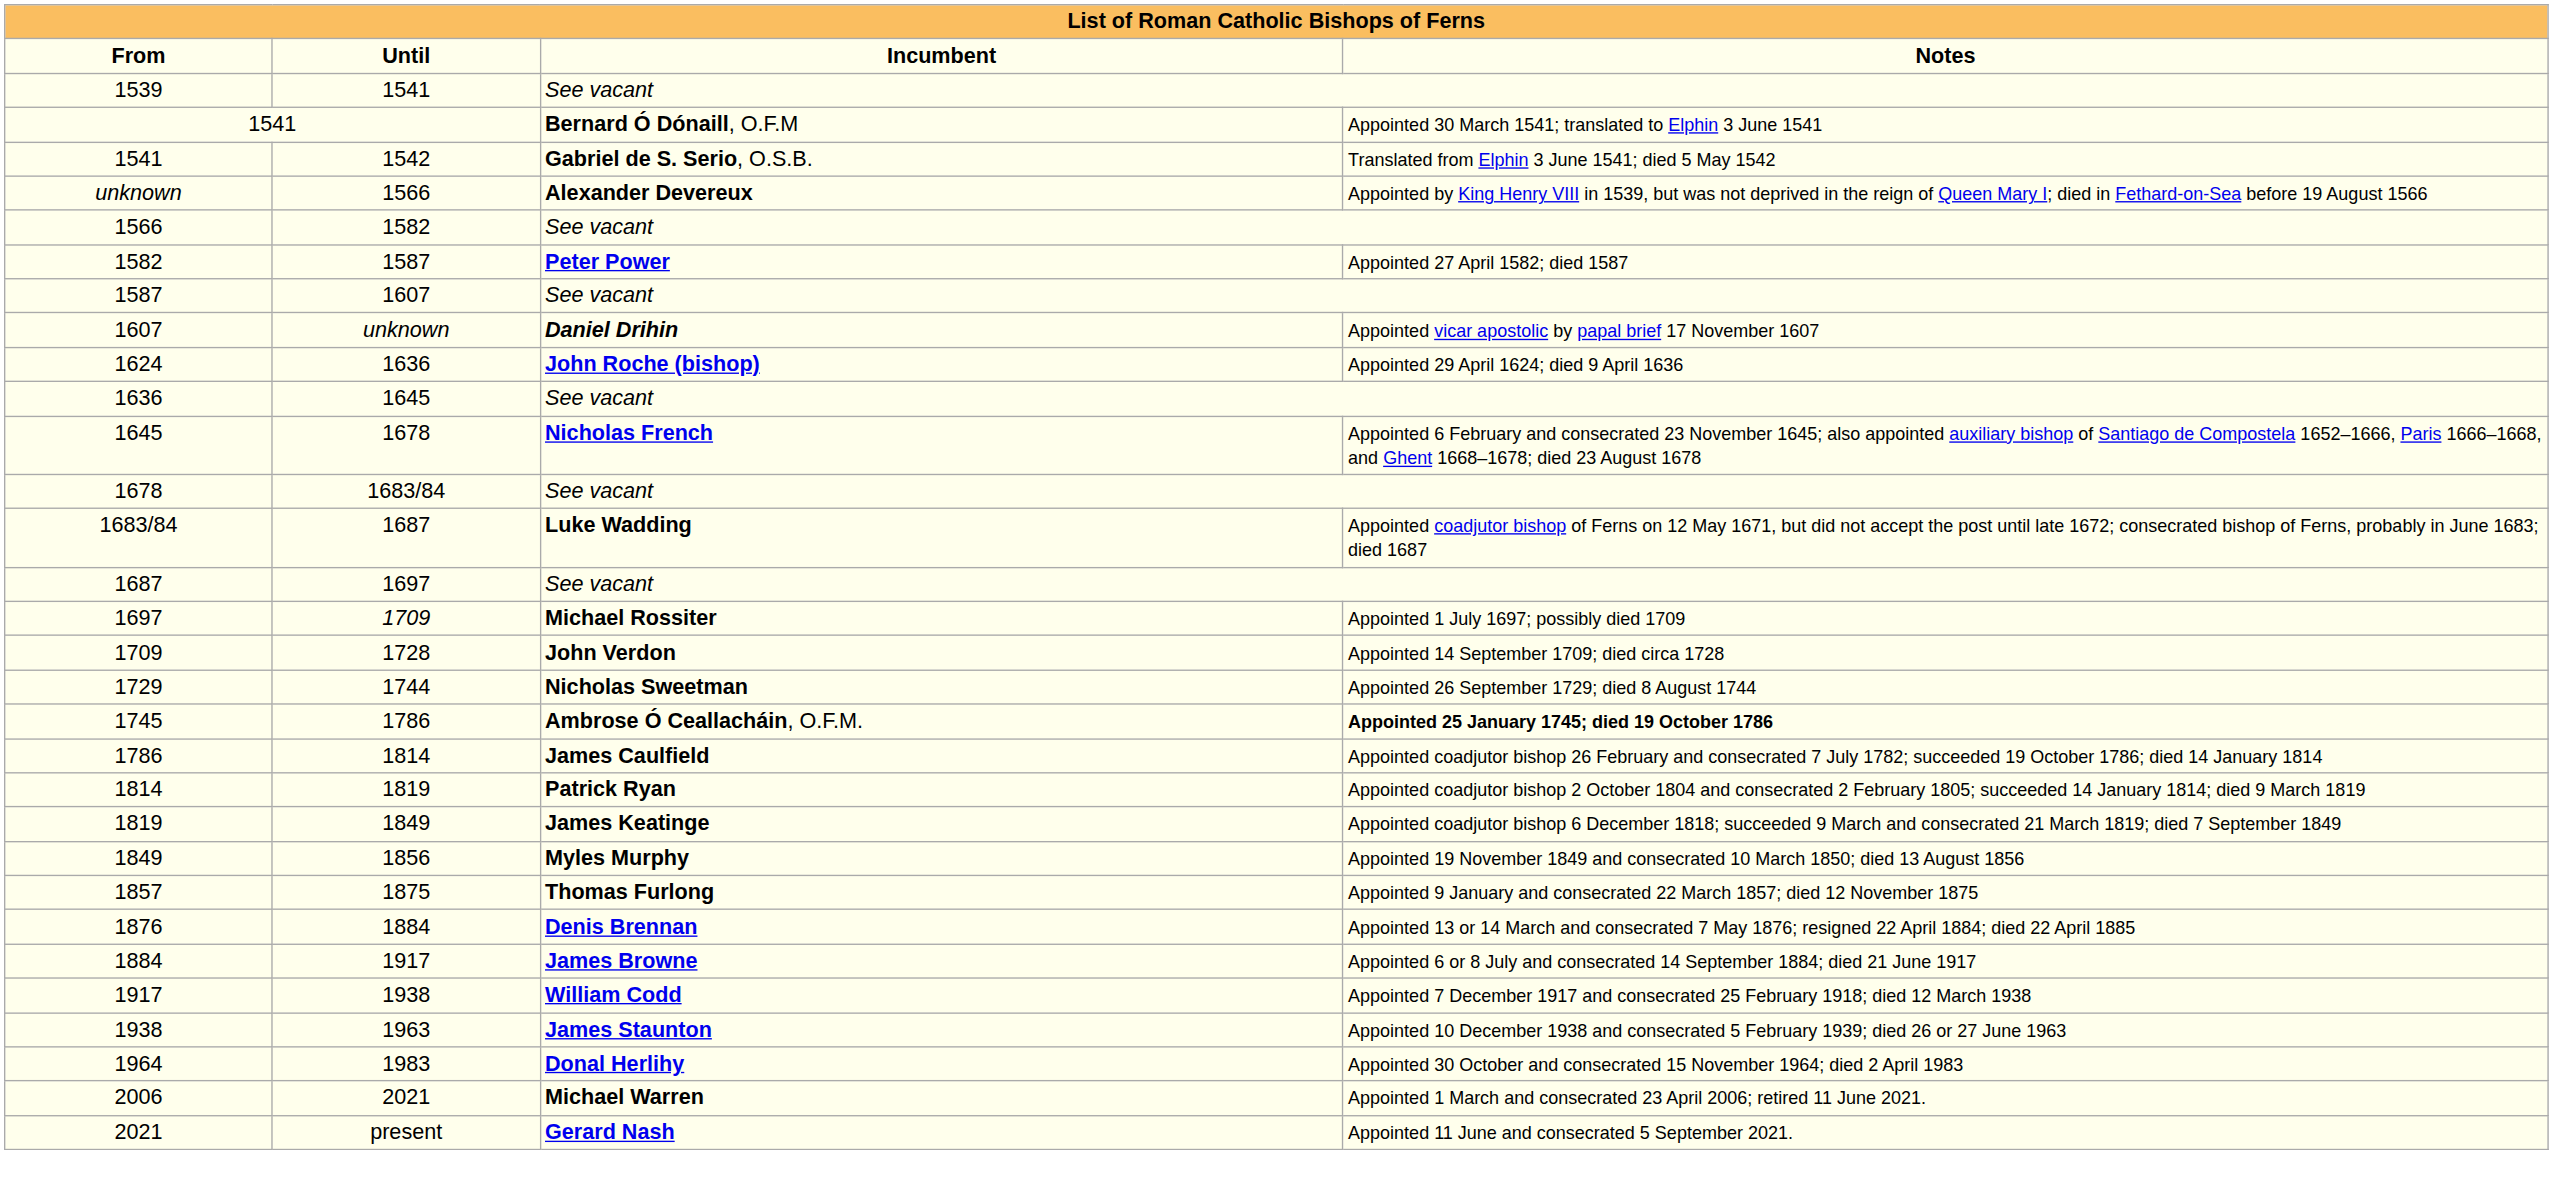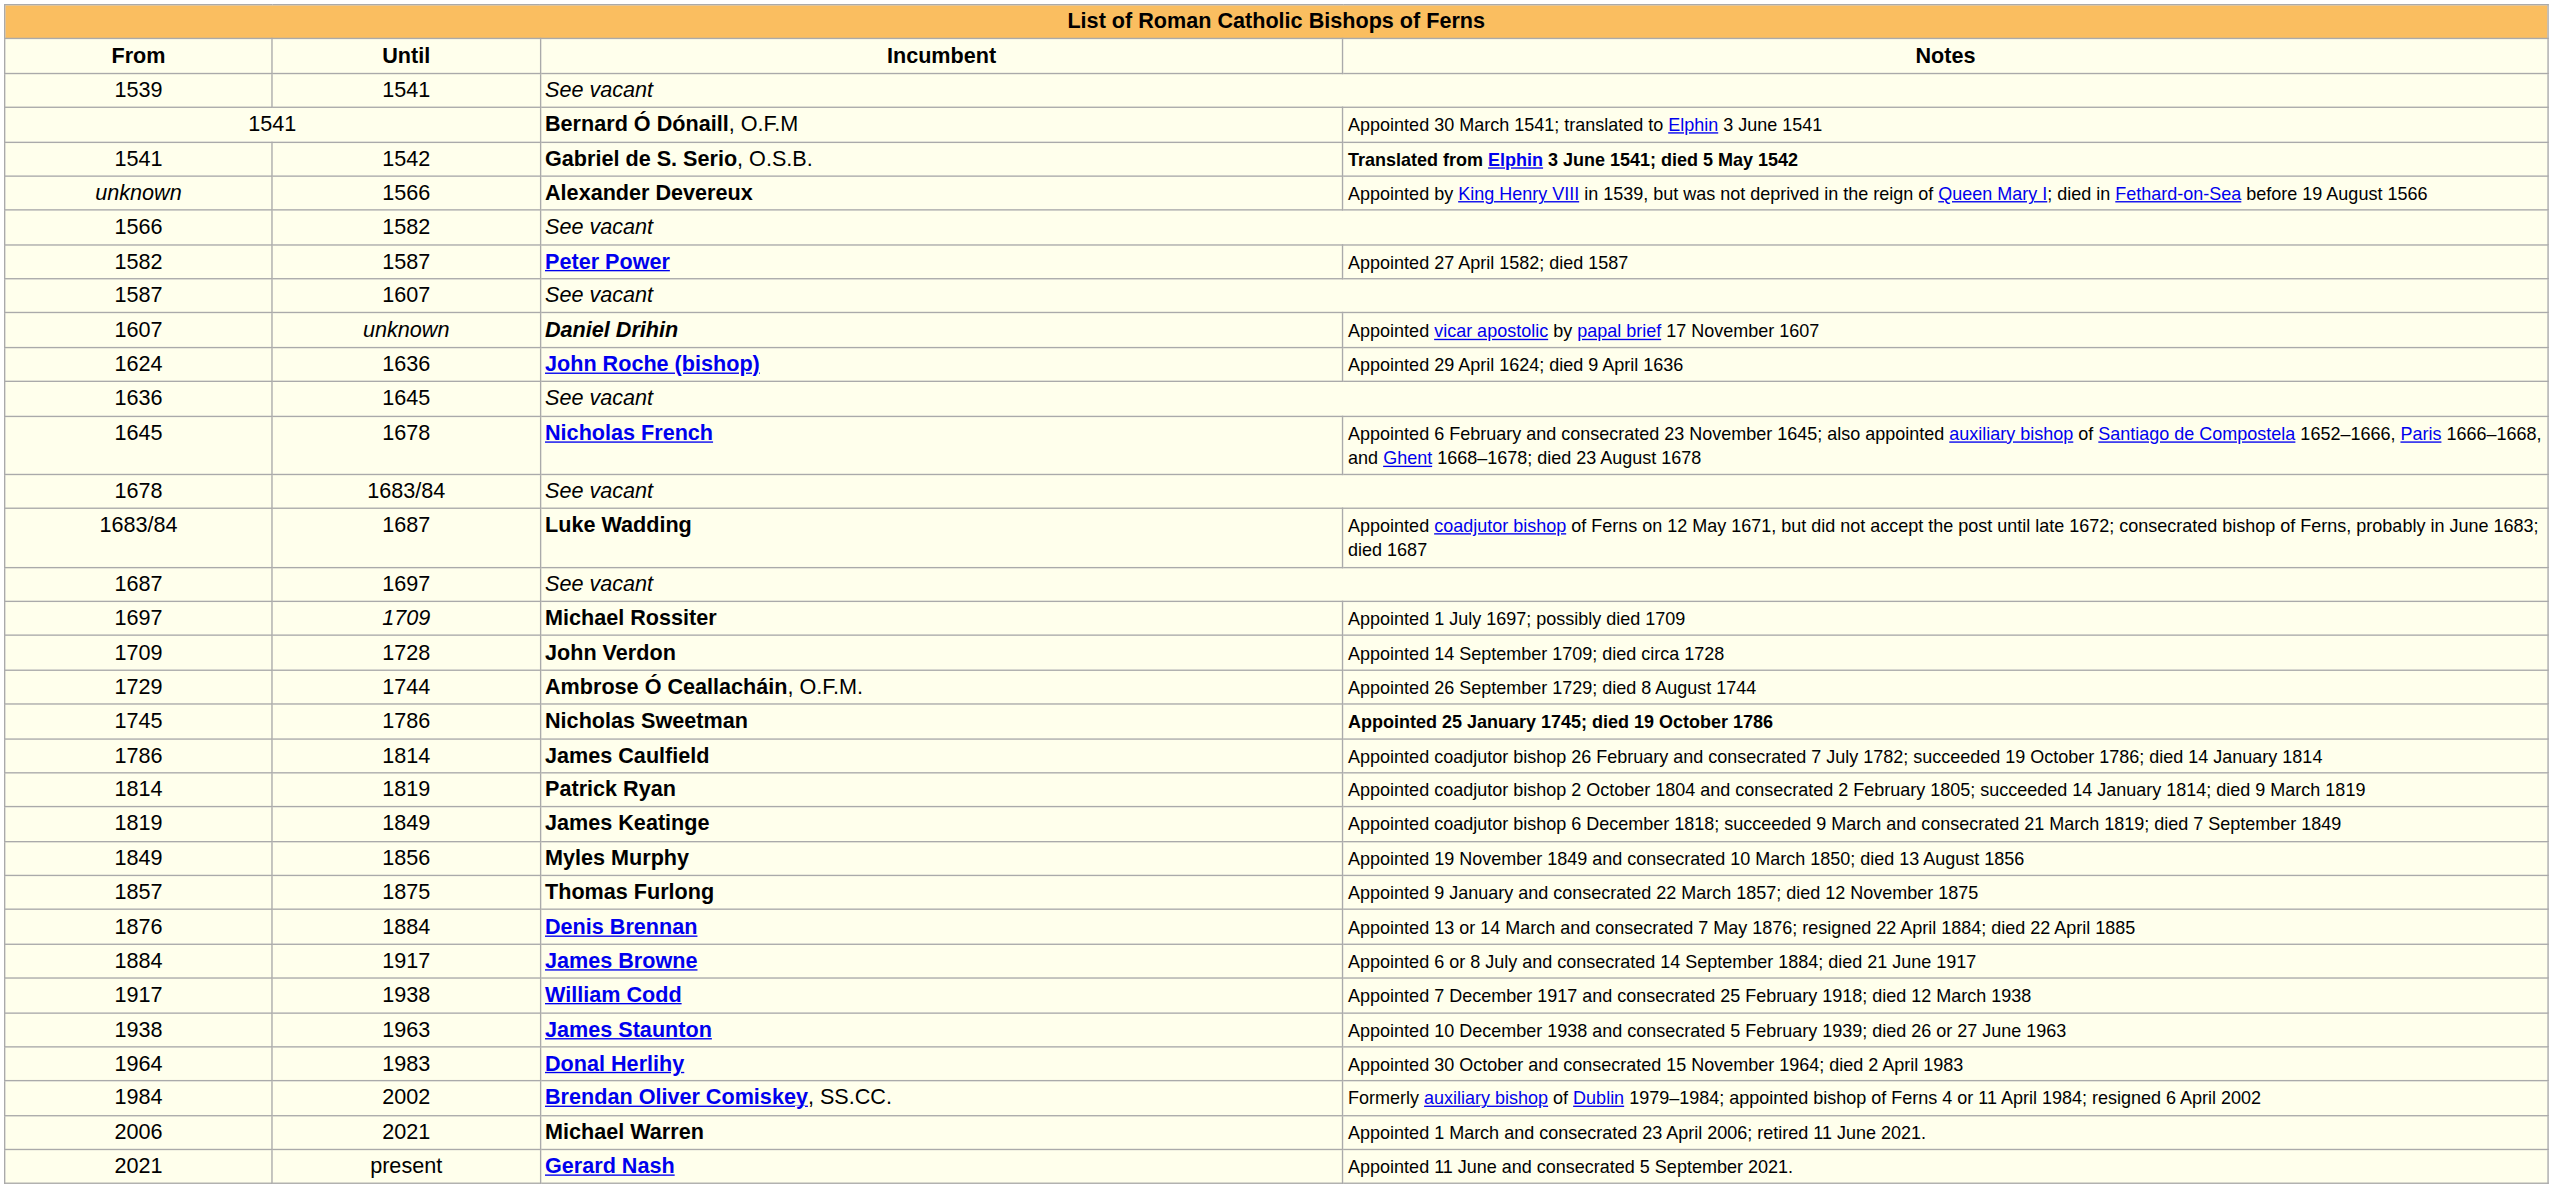(1562, 160) normal -> (1573, 158) bold
(646, 686) Nicholas Sweetman -> (704, 686) Ambrose Ó Ceallacháin, O.F.M.
(704, 721) Ambrose Ó Ceallacháin, O.F.M. -> (646, 721) Nicholas Sweetman
+ row: (139, 1097)
